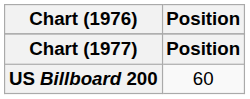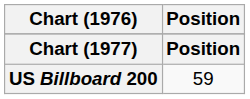(203, 78) 60 -> (203, 78) 59
